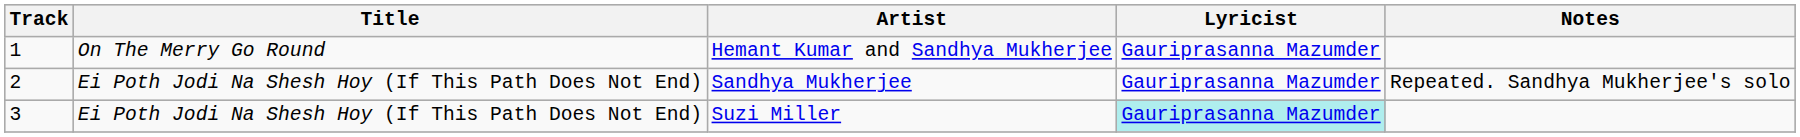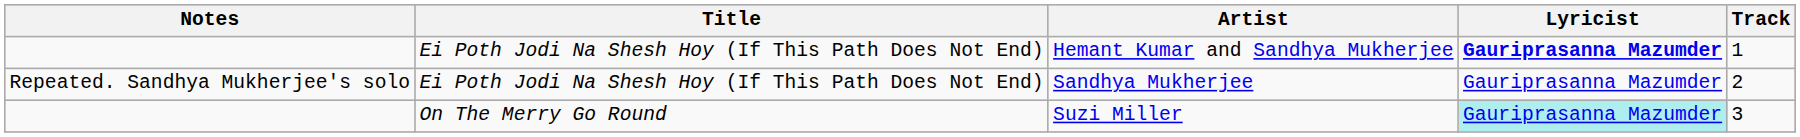columns swapped: (39, 21) <-> (1590, 21)
(202, 53) On The Merry Go Round -> (732, 53) Ei Poth Jodi Na Shesh Hoy (If This Path Does Not End)
(1251, 53) normal -> (1593, 53) bold
(390, 116) Ei Poth Jodi Na Shesh Hoy (If This Path Does Not End) -> (543, 116) On The Merry Go Round
